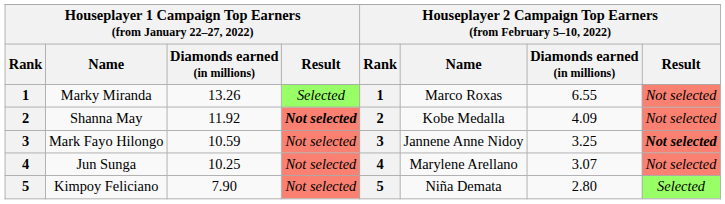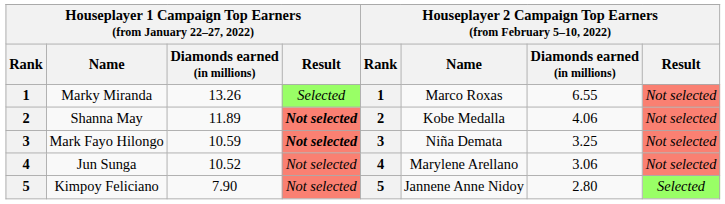(224, 118) 11.92 -> (225, 118) 11.89
(584, 118) 4.09 -> (585, 118) 4.06
(321, 141) normal -> (321, 141) bold
(464, 141) Jannene Anne Nidoy -> (464, 141) Niña Demata
(681, 141) bold -> (681, 141) normal
(224, 164) 10.25 -> (225, 164) 10.52
(584, 164) 3.07 -> (585, 164) 3.06
(464, 187) Niña Demata -> (464, 187) Jannene Anne Nidoy
